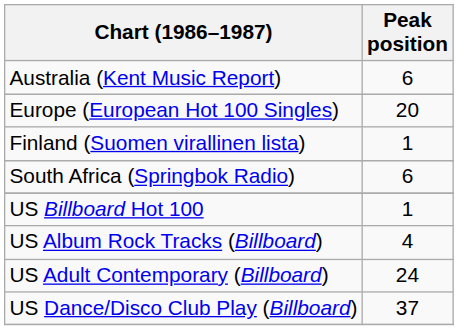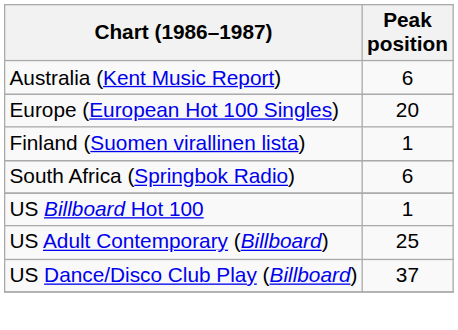- row: (166, 242)
(407, 275) 24 -> (407, 242) 25
